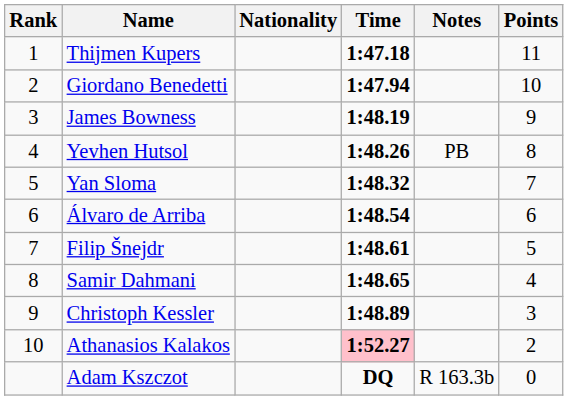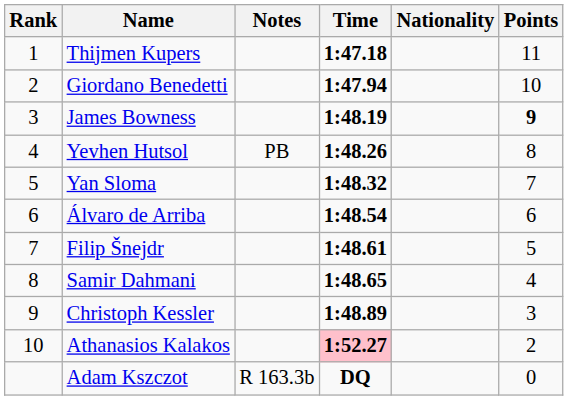columns swapped: (288, 20) <-> (457, 20)
(531, 118) normal -> (531, 118) bold
